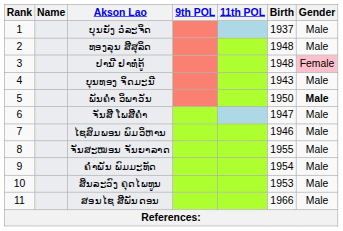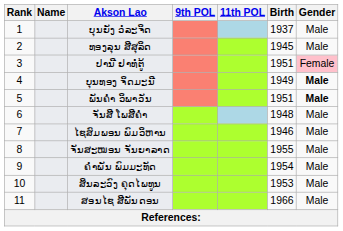(282, 46) 1948 -> (282, 46) 1945
(282, 63) 1948 -> (282, 63) 1951
(282, 80) 1943 -> (282, 80) 1949
(317, 80) normal -> (317, 80) bold
(282, 98) 1950 -> (282, 98) 1951
(282, 115) 1947 -> (282, 115) 1948
